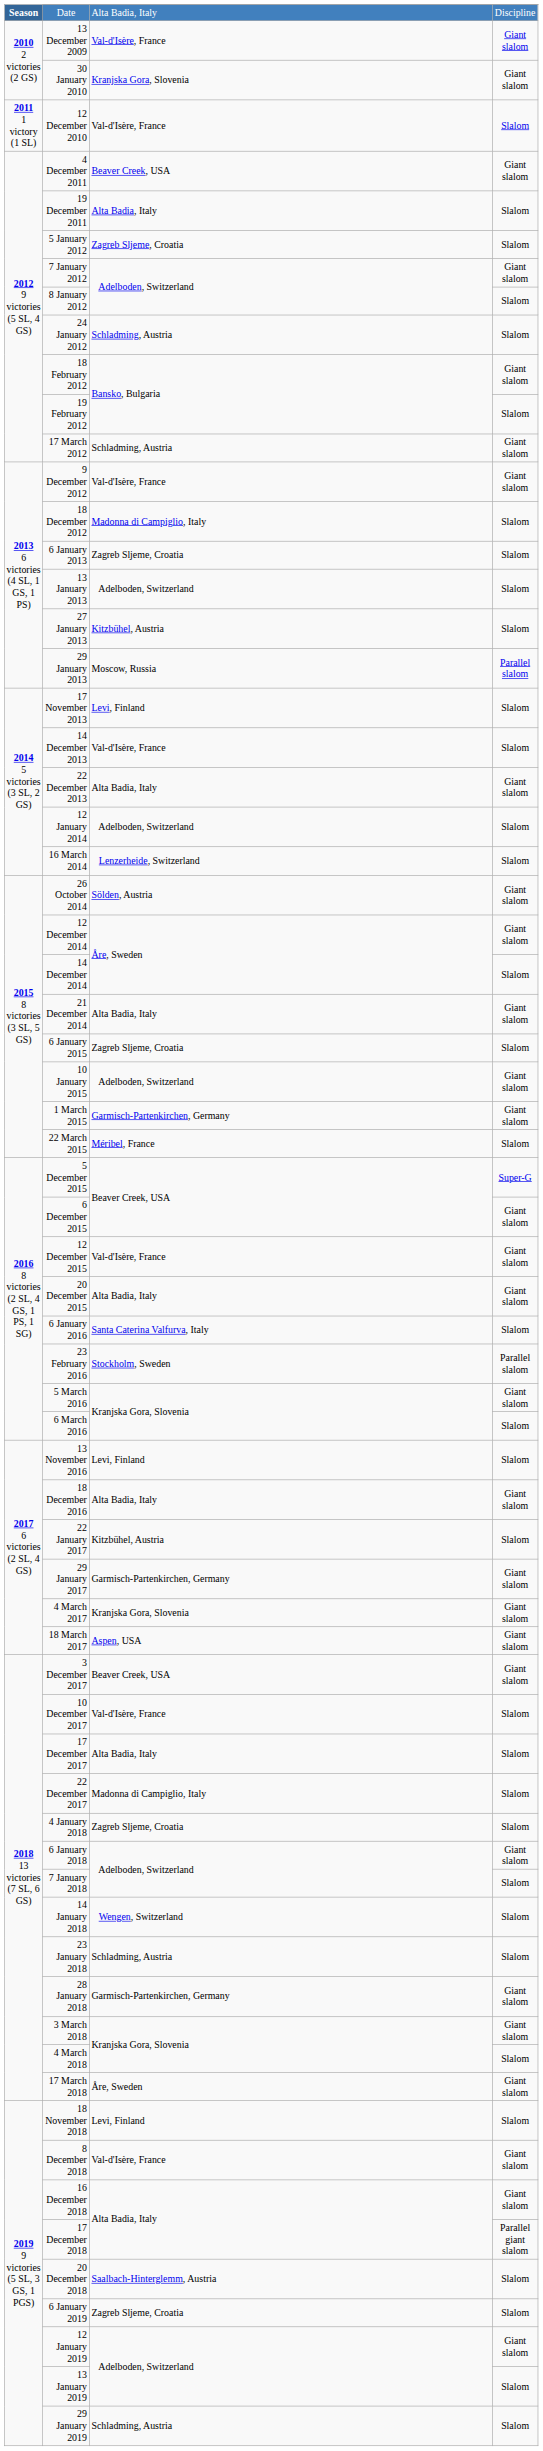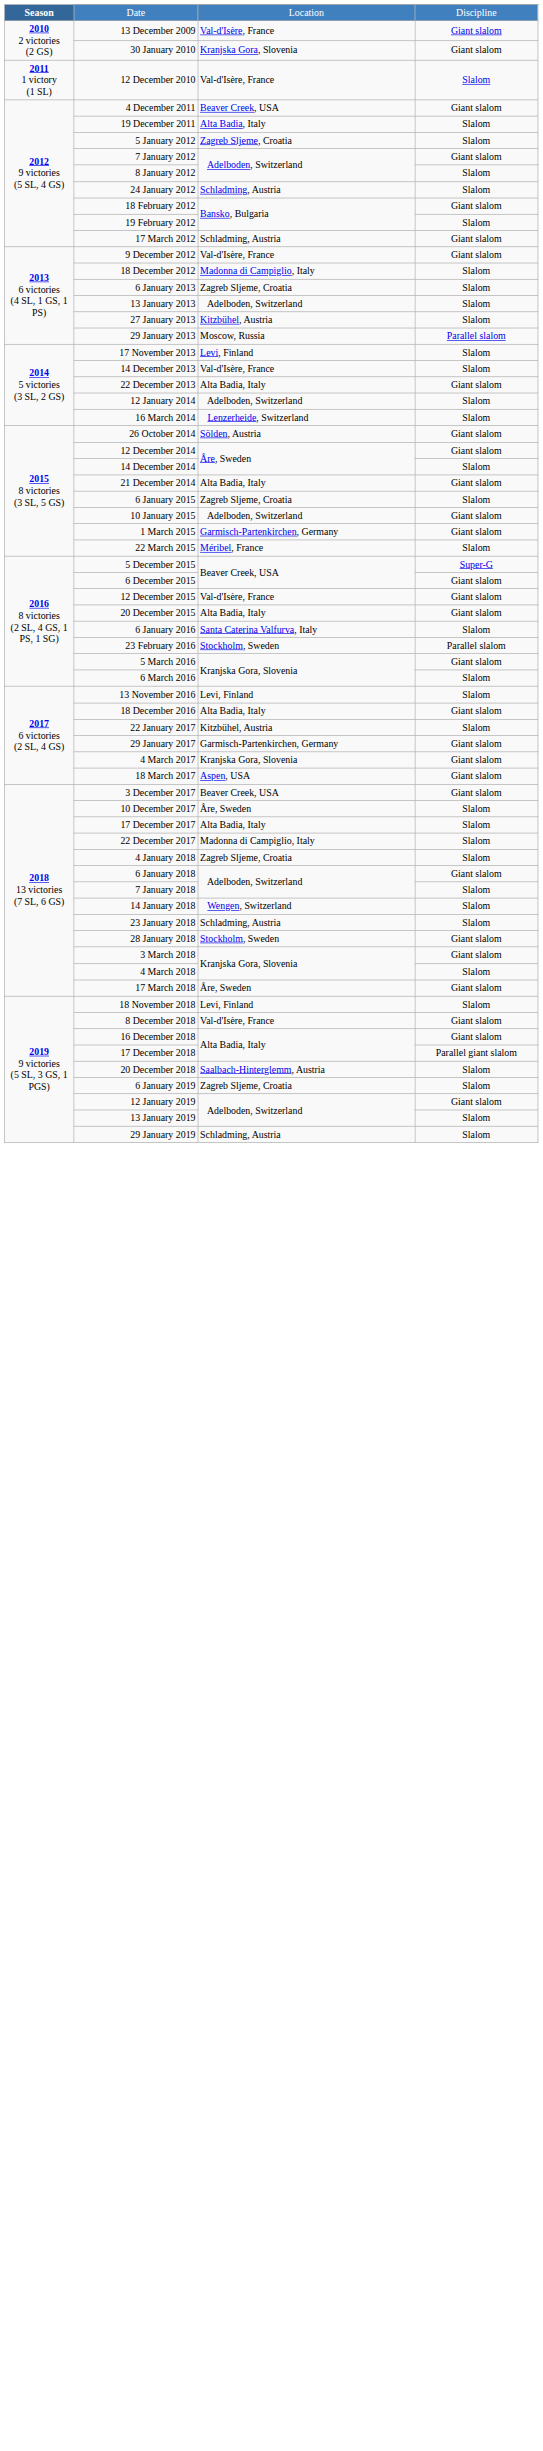(124, 12) Alta Badia, Italy -> (306, 12) Location
(129, 1714) Val-d'Isère, France -> (226, 809) Åre, Sweden
(161, 1996) Garmisch-Partenkirchen, Germany -> (240, 939) Stockholm, Sweden
